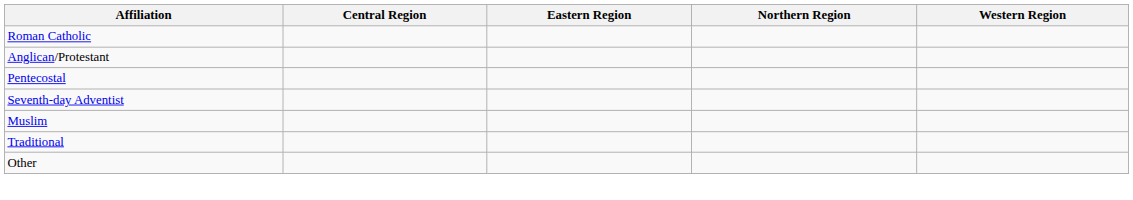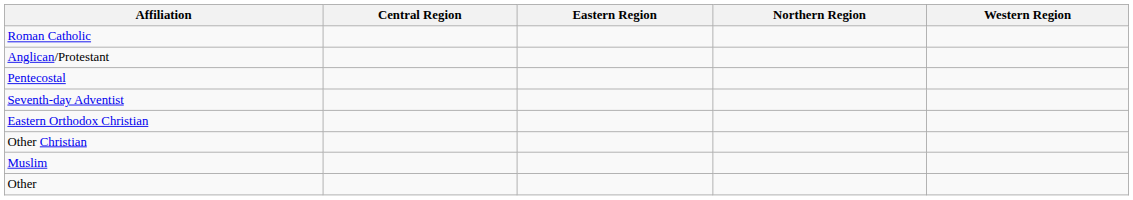+ row: (78, 121)
+ row: (47, 142)
- row: (36, 142)
